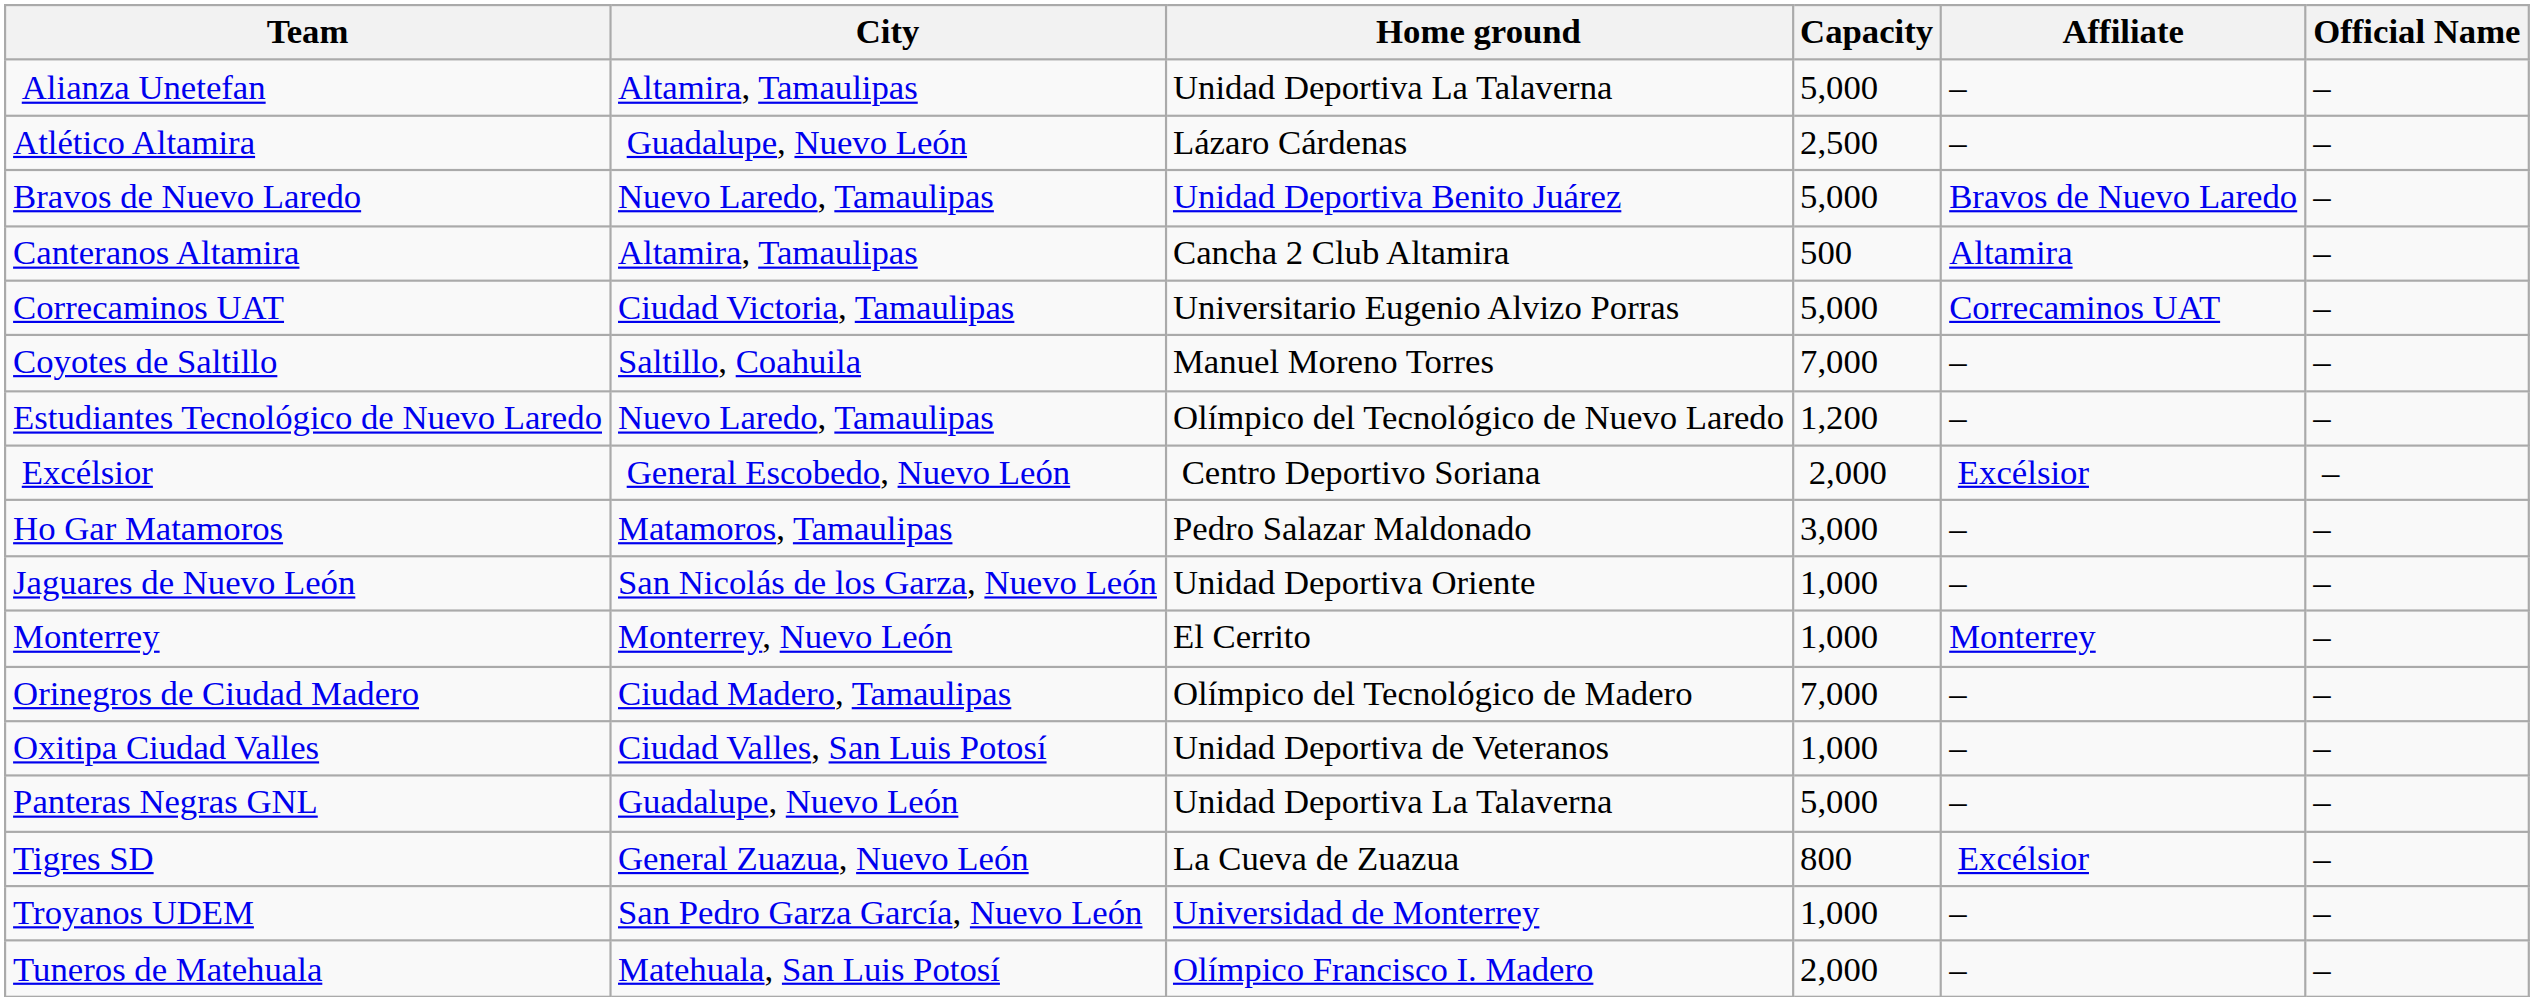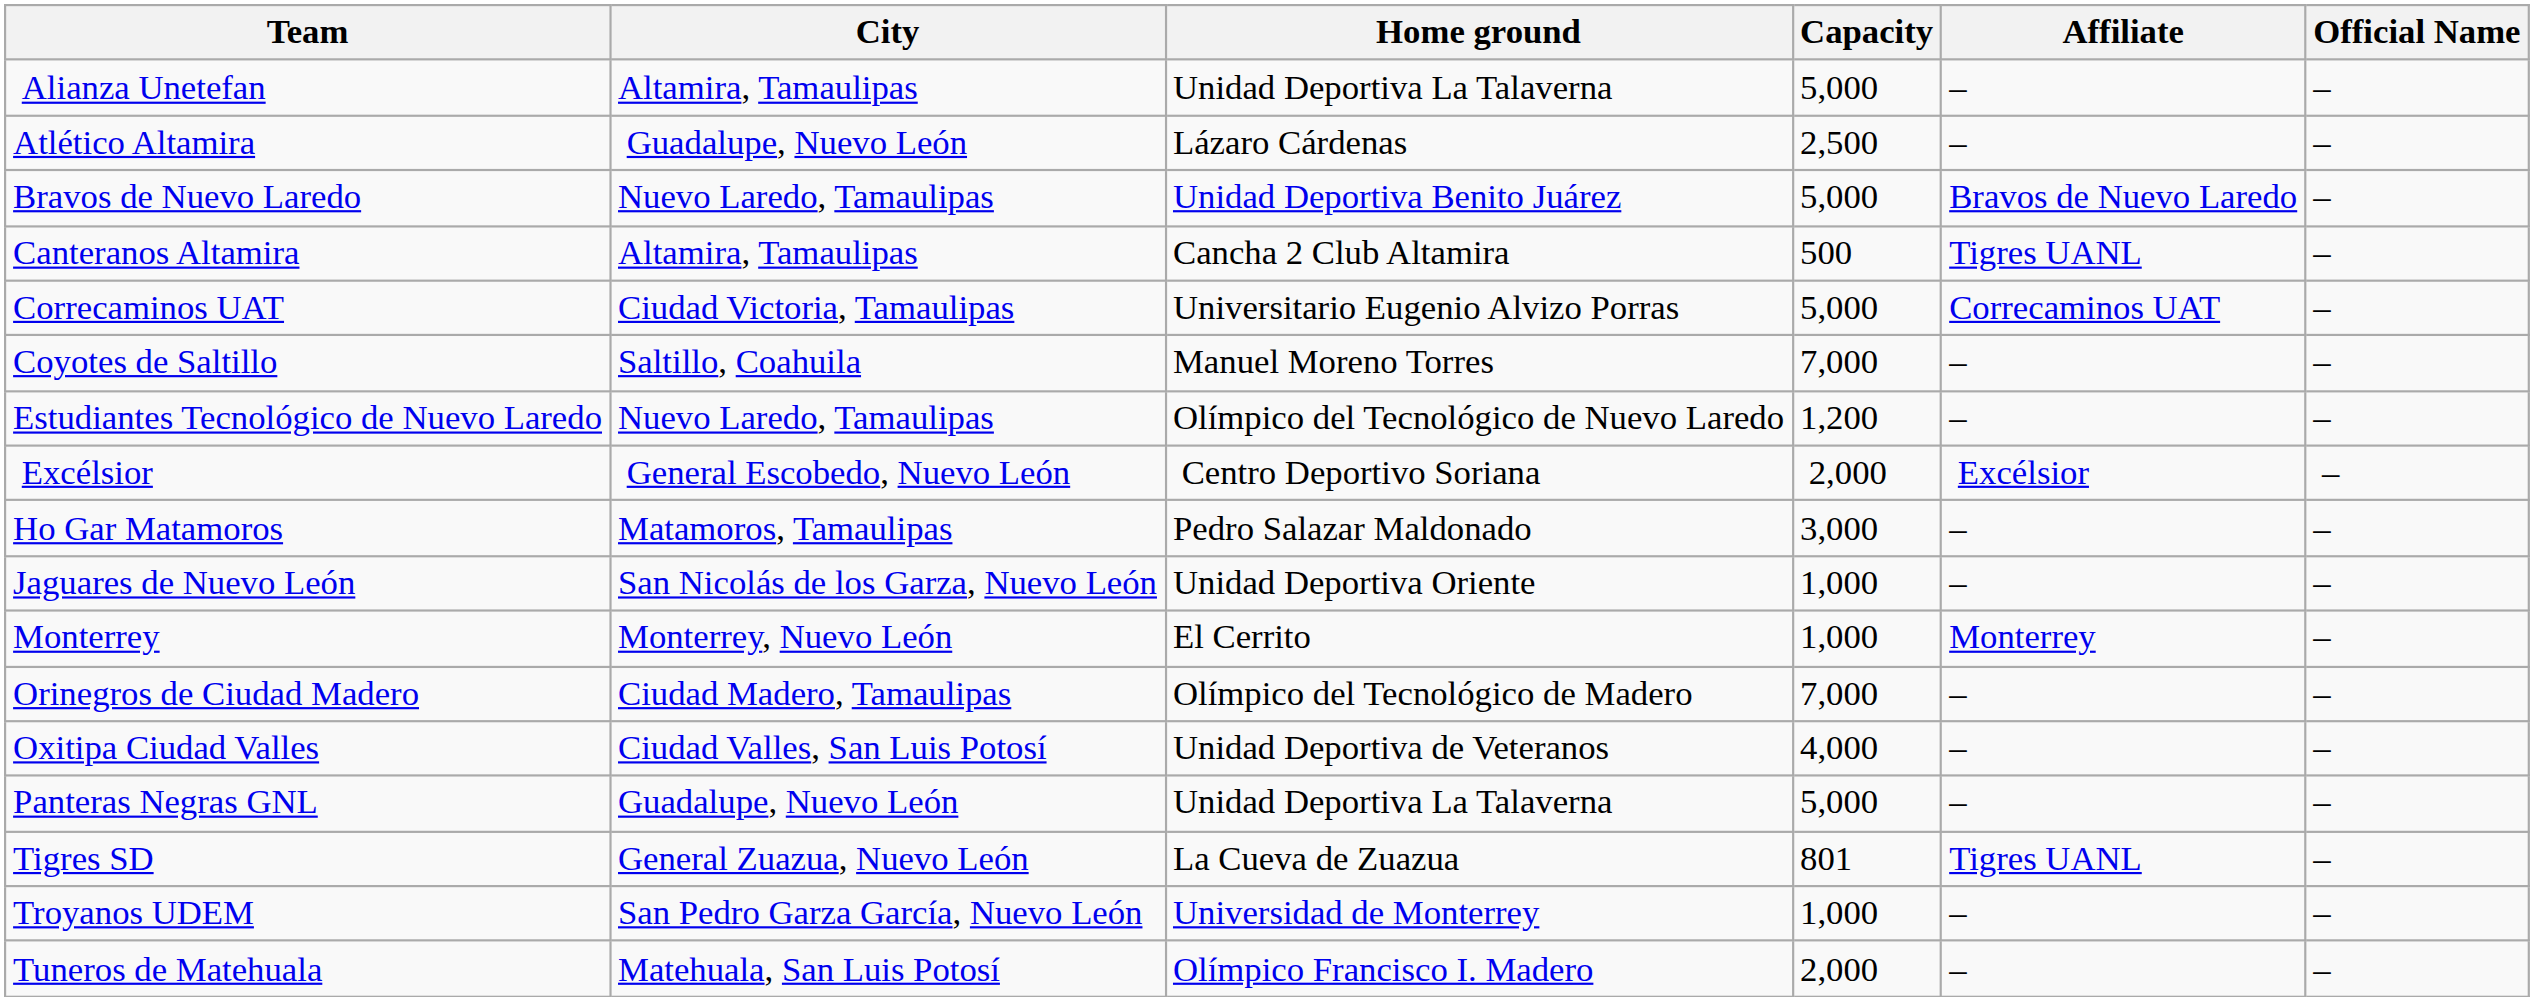(2011, 252) Altamira -> (2045, 252) Tigres UANL
(1839, 747) 1,000 -> (1839, 747) 4,000
(1826, 857) 800 -> (1826, 857) 801
(2023, 857) Excélsior -> (2045, 857) Tigres UANL
